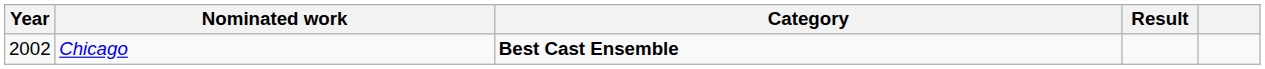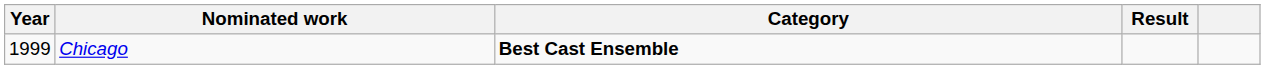(30, 49) 2002 -> (30, 49) 1999
